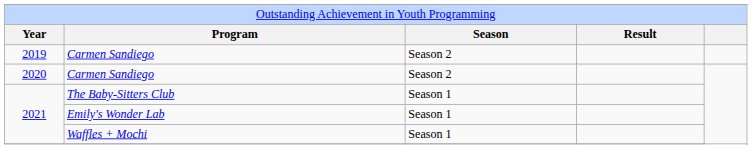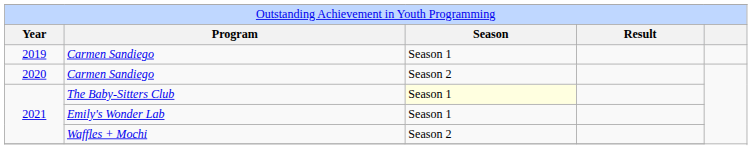(430, 54) Season 2 -> (430, 54) Season 1
(430, 94) no background -> (430, 94) lightyellow background
(430, 134) Season 1 -> (430, 134) Season 2
